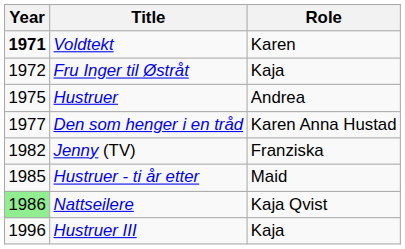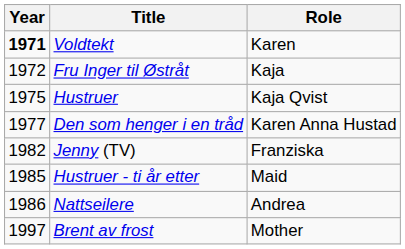(278, 97) Andrea -> (289, 97) Kaja Qvist
(27, 204) lightgreen background -> (27, 204) no background
(289, 204) Kaja Qvist -> (278, 204) Andrea
- row: (95, 230)
+ row: (103, 230)
